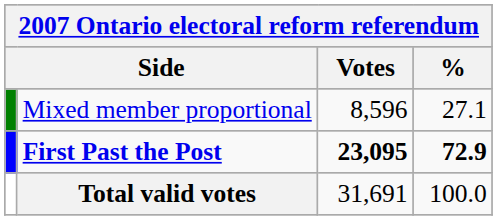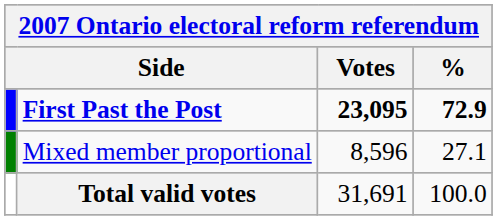rows swapped: (122, 152) <-> (167, 109)
